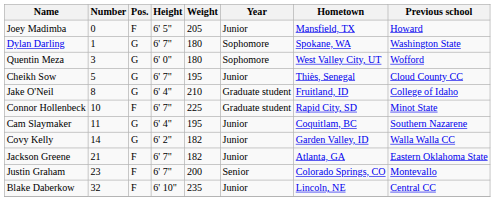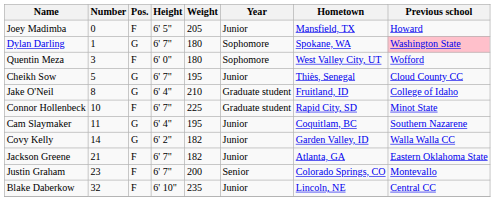(426, 44) no background -> (426, 44) pink background
(135, 60) G -> (134, 60) F
